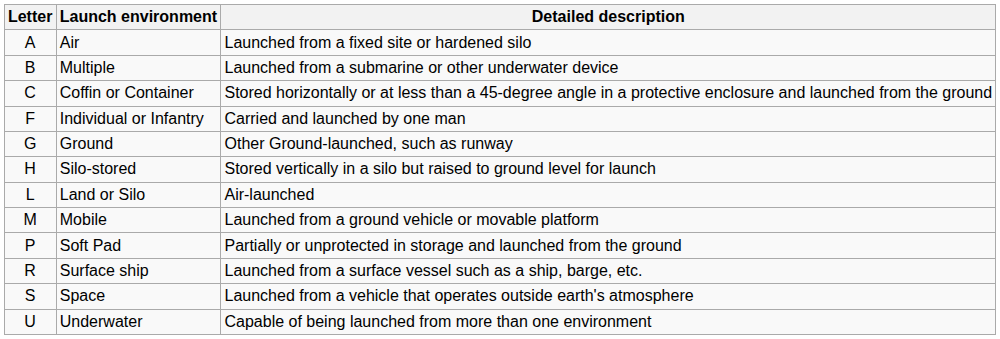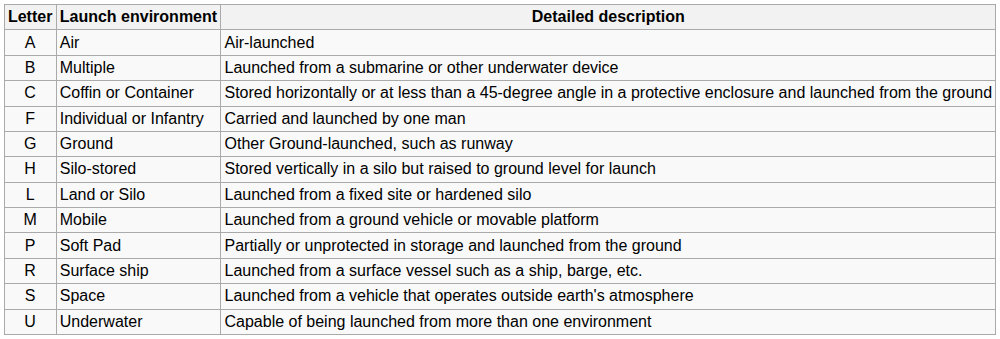(378, 42) Launched from a fixed site or hardened silo -> (269, 42) Air-launched
(269, 194) Air-launched -> (378, 194) Launched from a fixed site or hardened silo
